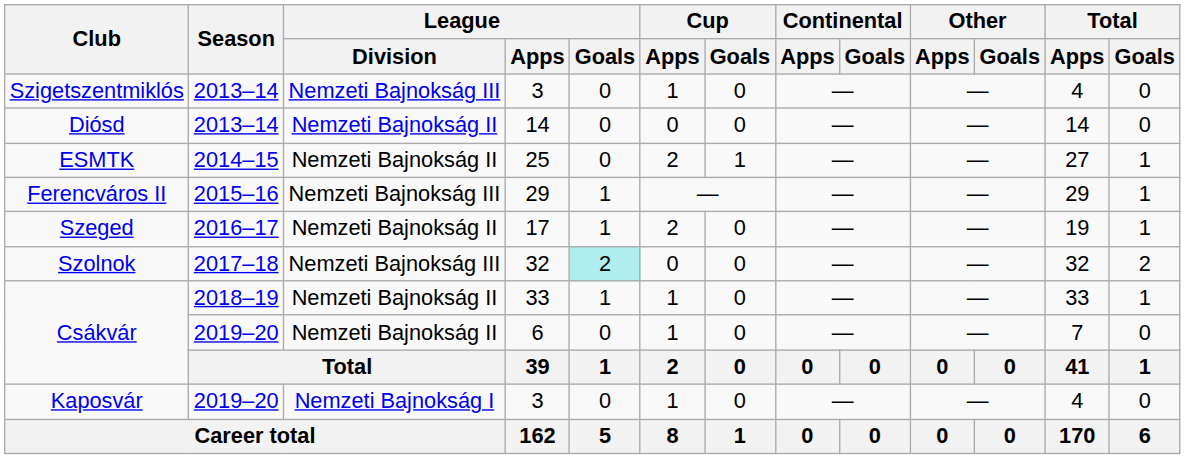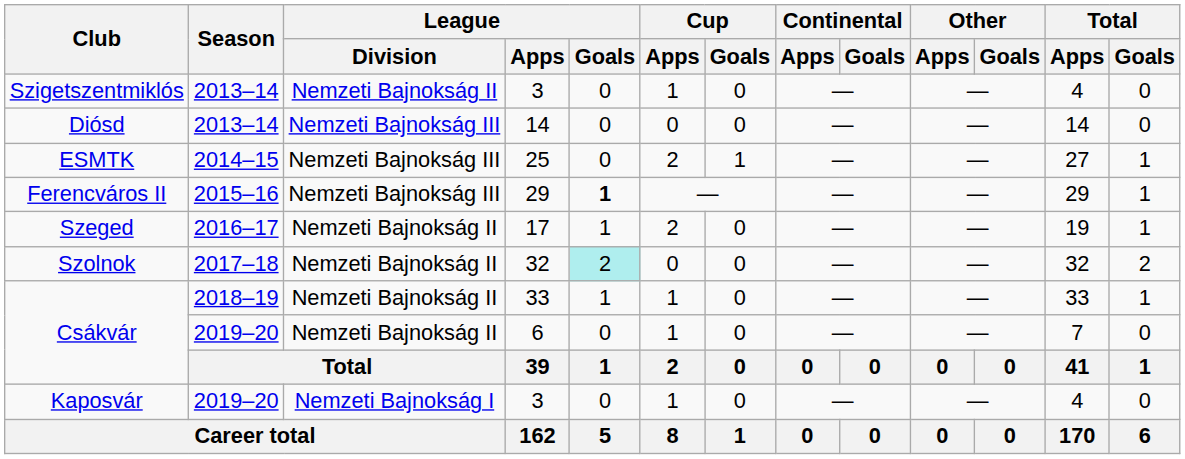(394, 90) Nemzeti Bajnokság III -> (394, 90) Nemzeti Bajnokság II
(394, 125) Nemzeti Bajnokság II -> (394, 125) Nemzeti Bajnokság III
(394, 159) Nemzeti Bajnokság II -> (394, 159) Nemzeti Bajnokság III
(605, 194) normal -> (605, 194) bold
(394, 263) Nemzeti Bajnokság III -> (394, 263) Nemzeti Bajnokság II
